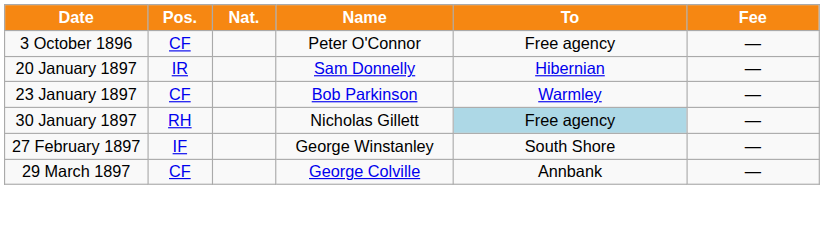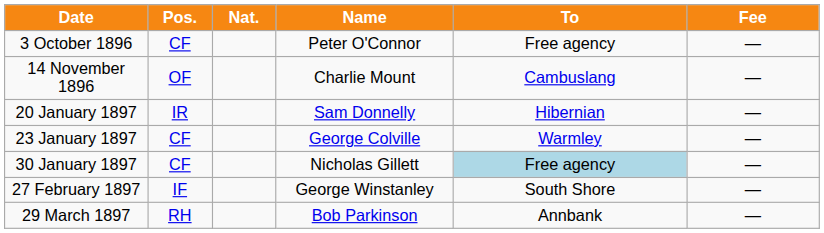+ row: (76, 78)
(365, 95) Bob Parkinson -> (365, 139) George Colville
(180, 121) RH -> (180, 164) CF
(180, 172) CF -> (180, 216) RH
(365, 172) George Colville -> (365, 216) Bob Parkinson
